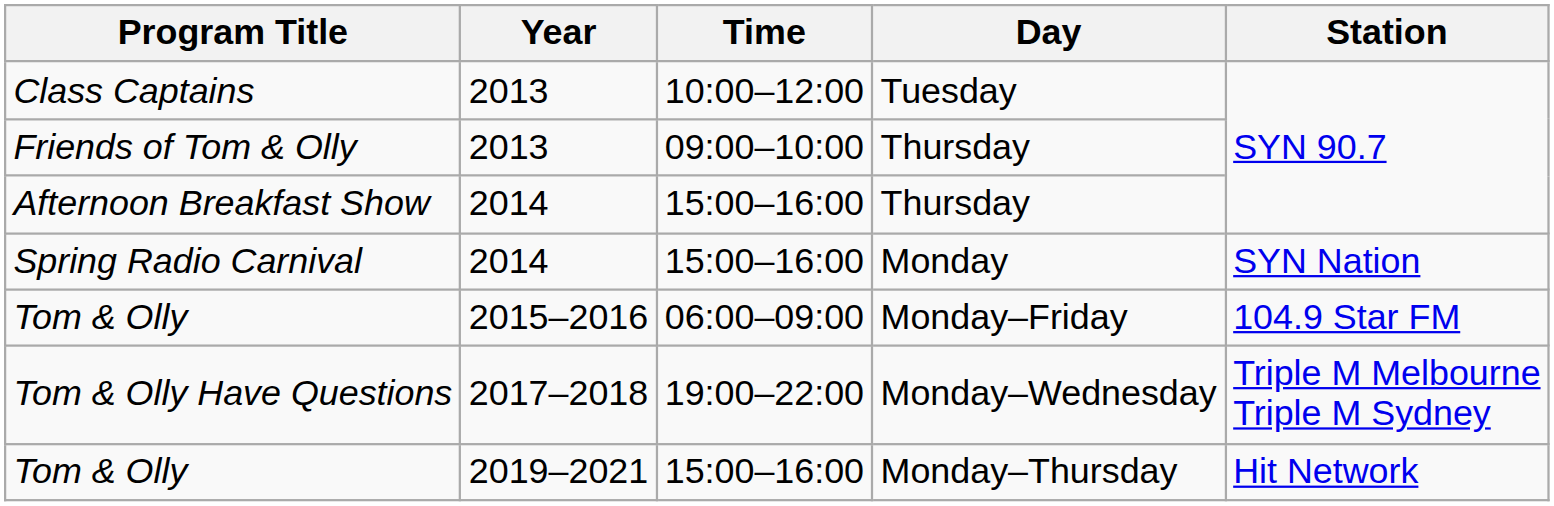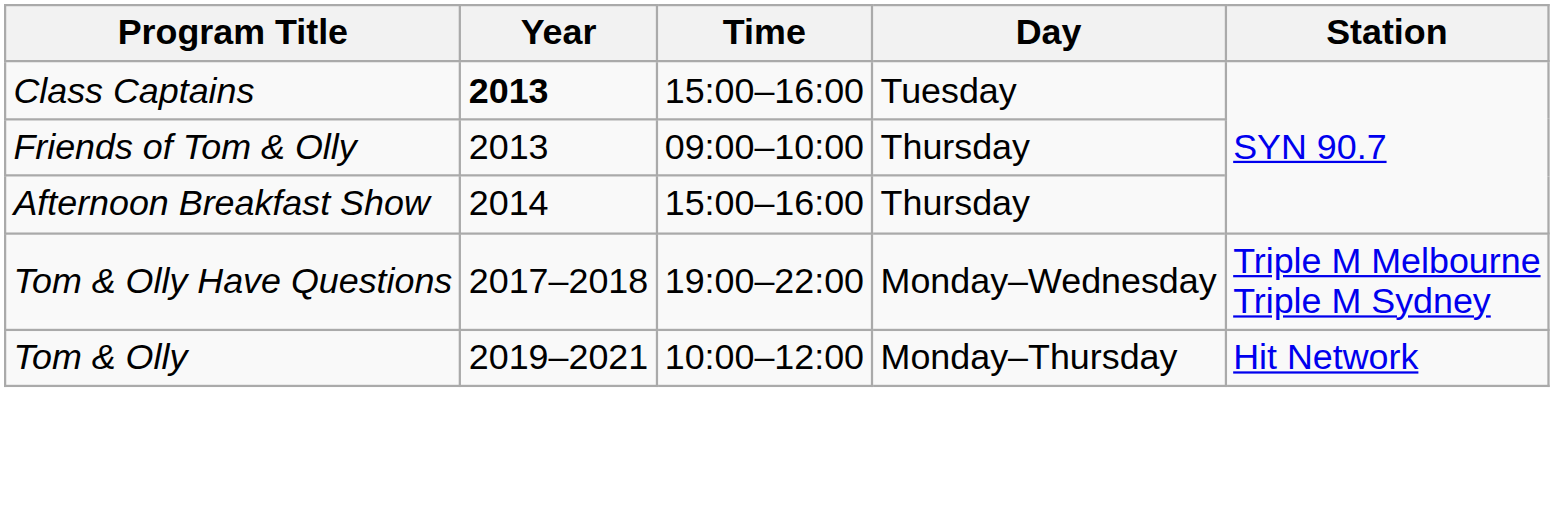(509, 89) normal -> (509, 89) bold
(764, 89) 10:00–12:00 -> (764, 89) 15:00–16:00
- row: (188, 260)
- row: (100, 317)
(764, 471) 15:00–16:00 -> (764, 357) 10:00–12:00
